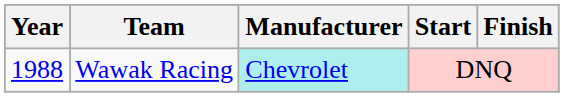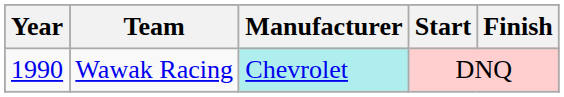(37, 69) 1988 -> (37, 69) 1990
